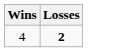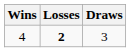+ column: (104, 15)
